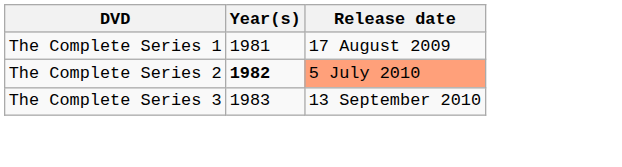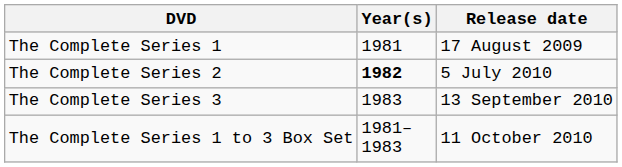(365, 74) lightsalmon background -> (496, 74) no background
+ row: (181, 138)
